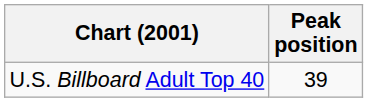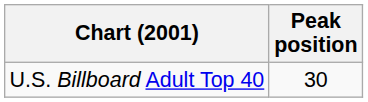(316, 79) 39 -> (316, 79) 30
